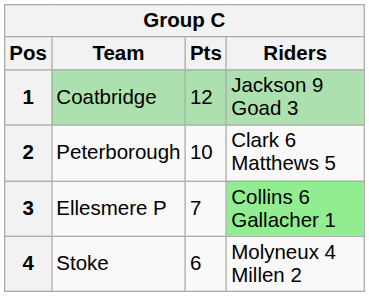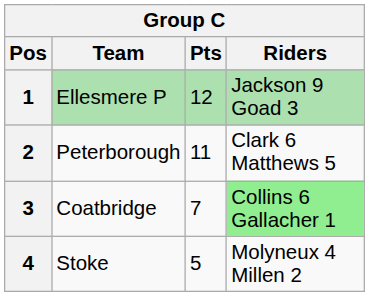(106, 97) Coatbridge -> (112, 97) Ellesmere P
(201, 152) 10 -> (201, 152) 11
(112, 208) Ellesmere P -> (106, 208) Coatbridge
(196, 263) 6 -> (196, 263) 5
